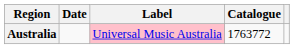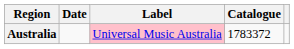(249, 33) 1763772 -> (249, 33) 1783372
